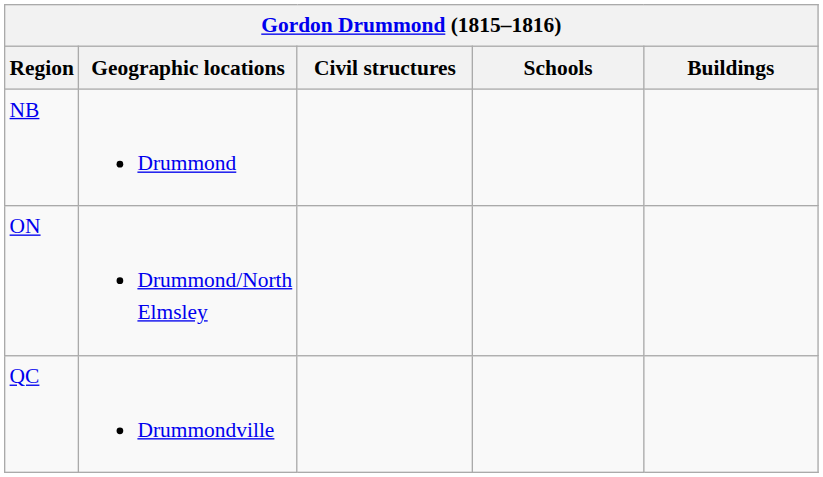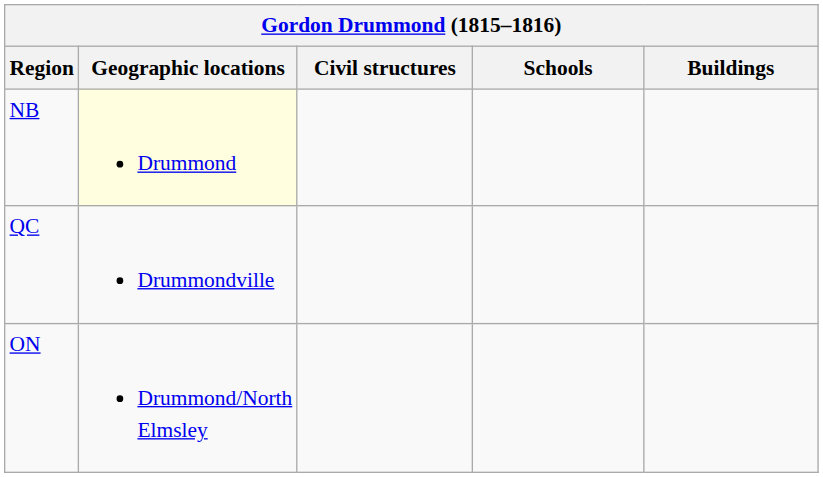(188, 163) no background -> (188, 163) lightyellow background
rows swapped: (25, 226) <-> (25, 375)
